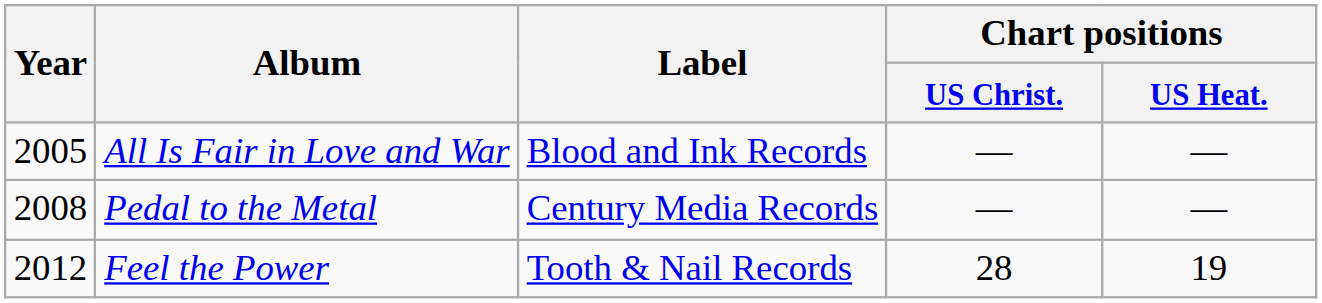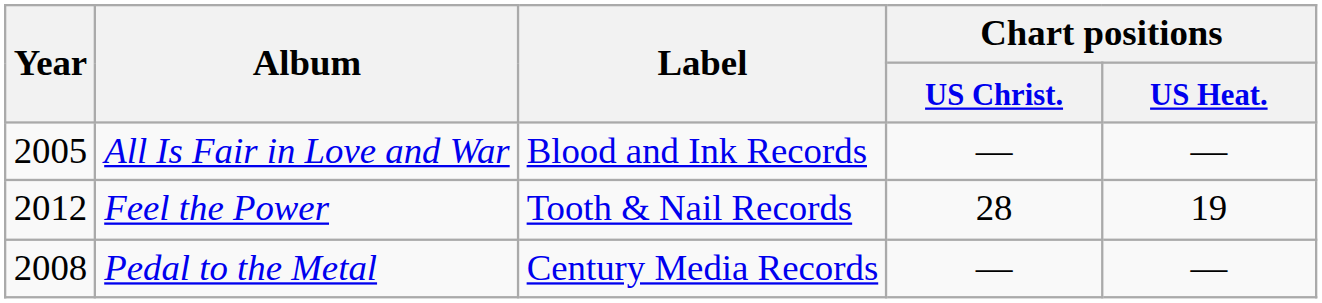rows swapped: (241, 208) <-> (217, 267)
